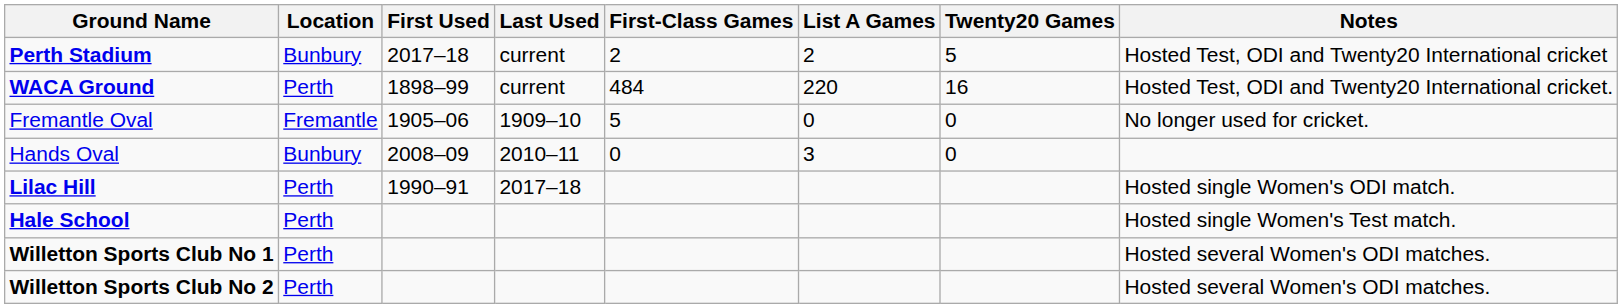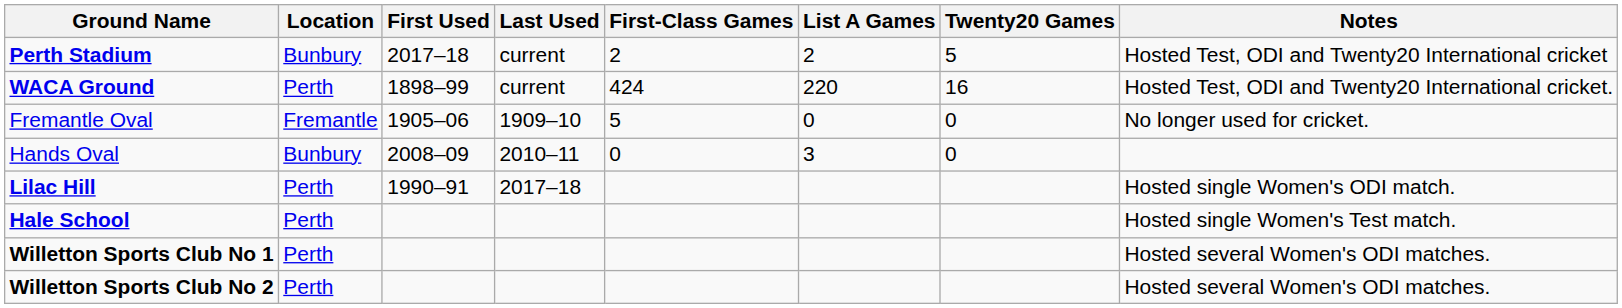(627, 87) 484 -> (627, 87) 424
